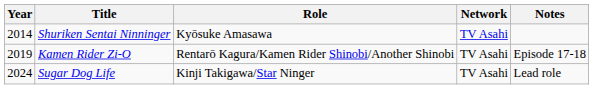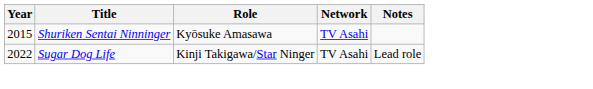(20, 34) 2014 -> (20, 34) 2015
- row: (84, 53)
(20, 73) 2024 -> (20, 53) 2022
